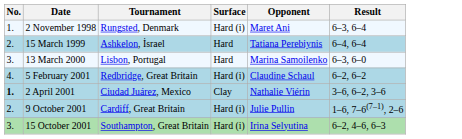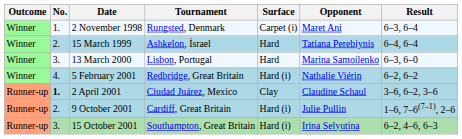+ column: (27, 11)
(229, 27) Hard (i) -> (278, 27) Carpet (i)
(282, 75) Claudine Schaul -> (332, 75) Nathalie Viérin
(280, 91) Nathalie Viérin -> (334, 91) Claudine Schaul
